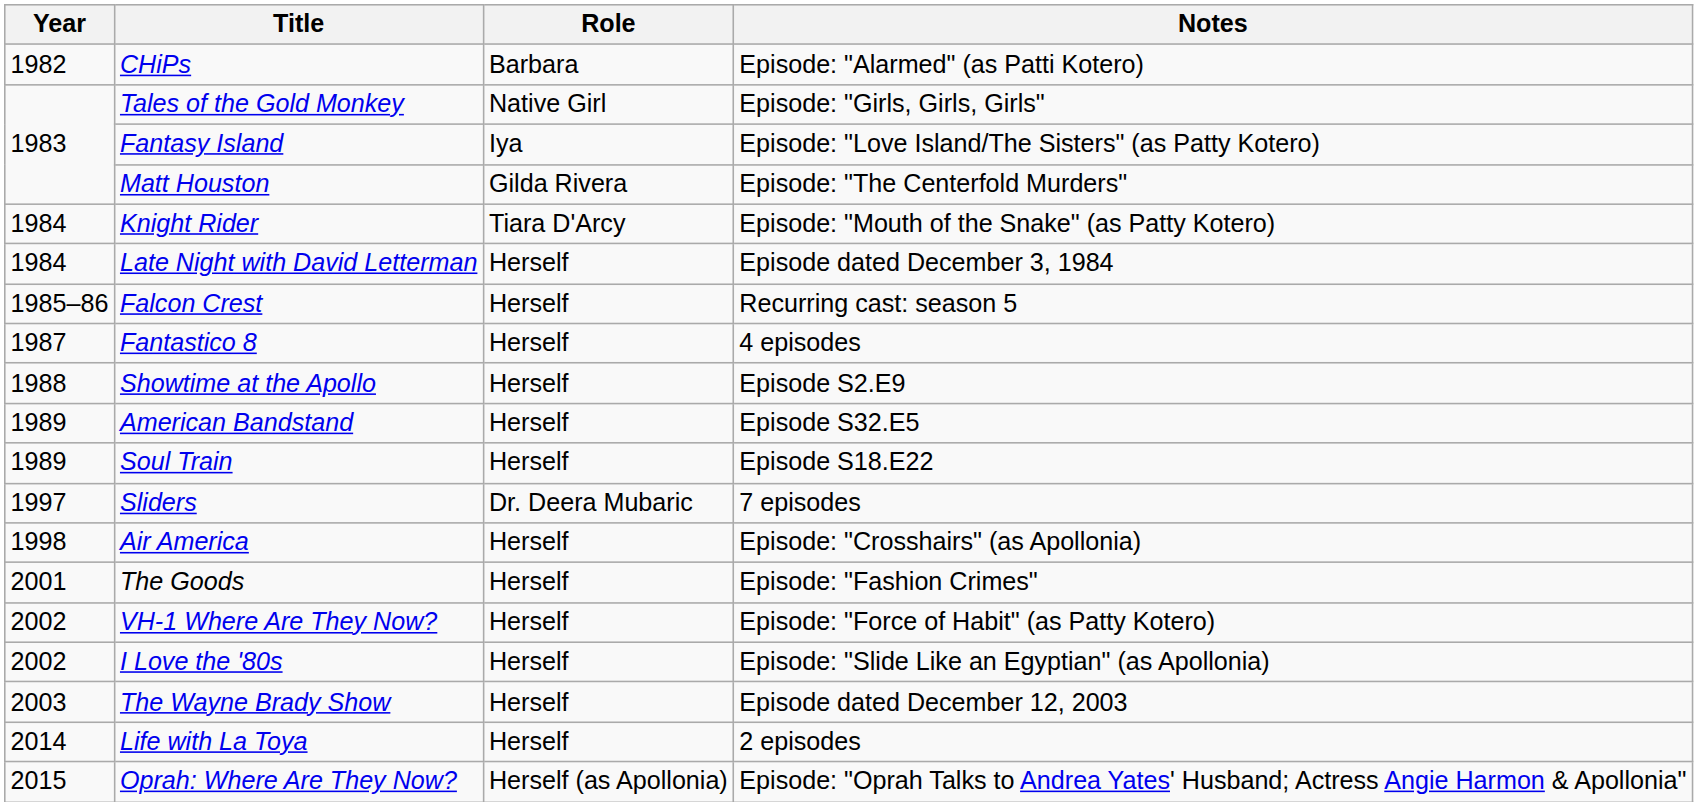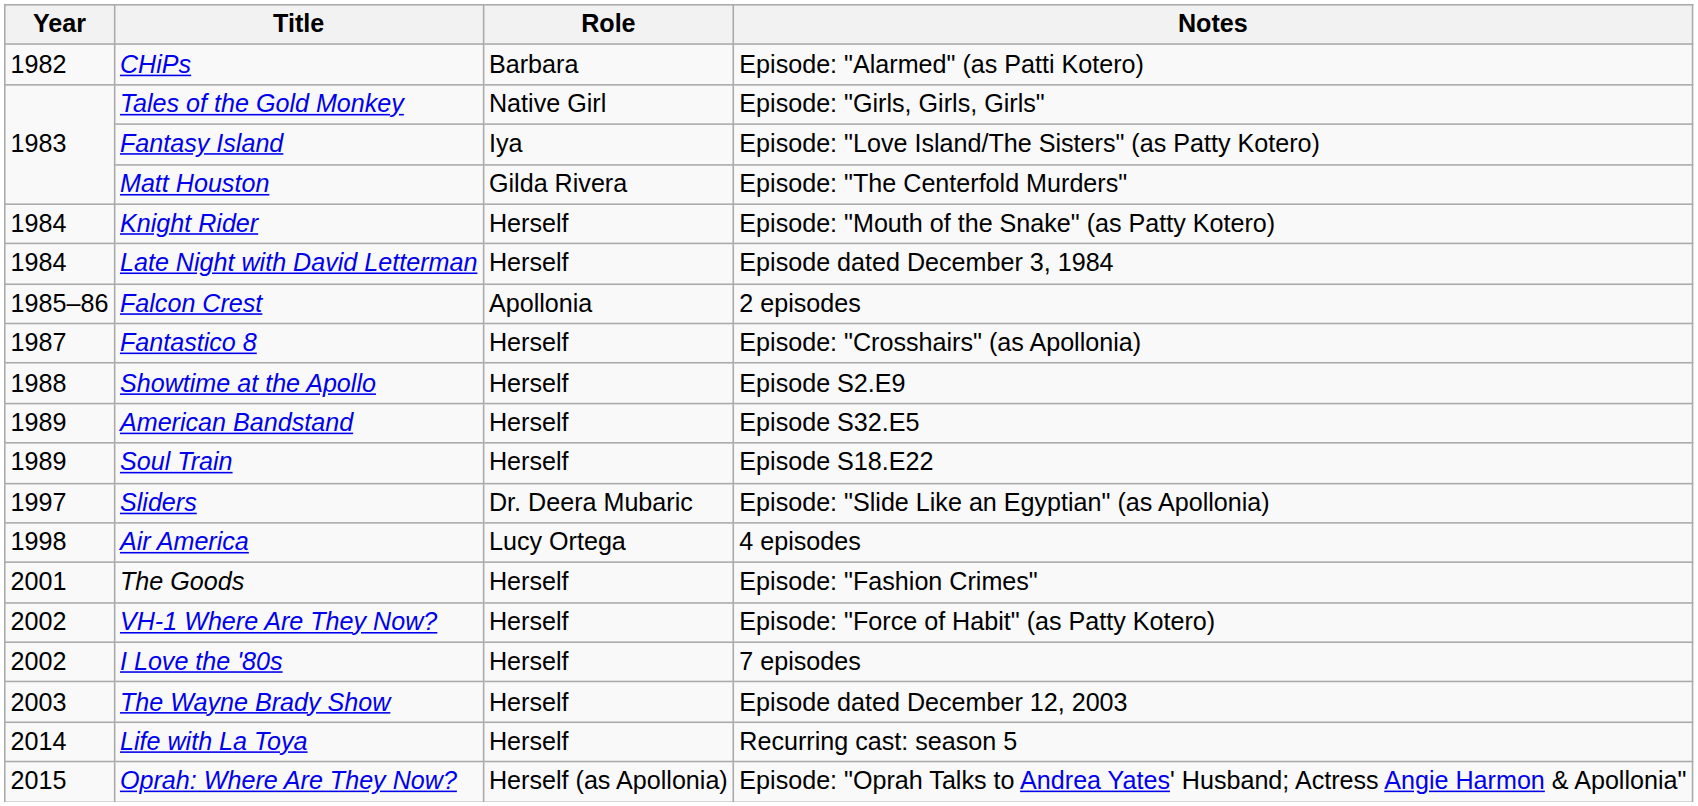(557, 223) Tiara D'Arcy -> (529, 223) Herself
(529, 303) Herself -> (541, 303) Apollonia
(878, 303) Recurring cast: season 5 -> (800, 303) 2 episodes
(800, 343) 4 episodes -> (940, 343) Episode: "Crosshairs" (as Apollonia)
(800, 502) 7 episodes -> (1004, 502) Episode: "Slide Like an Egyptian" (as Apollonia)
(529, 542) Herself -> (557, 542) Lucy Ortega
(940, 542) Episode: "Crosshairs" (as Apollonia) -> (800, 542) 4 episodes
(1004, 661) Episode: "Slide Like an Egyptian" (as Apollonia) -> (800, 661) 7 episodes
(800, 741) 2 episodes -> (878, 741) Recurring cast: season 5
